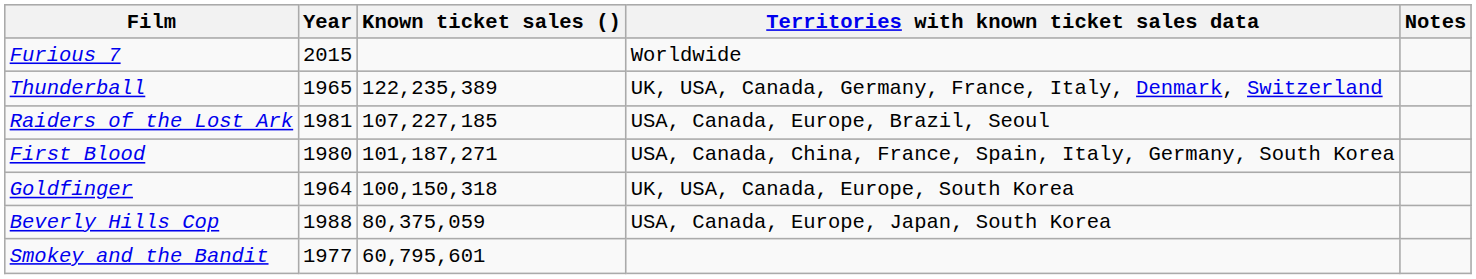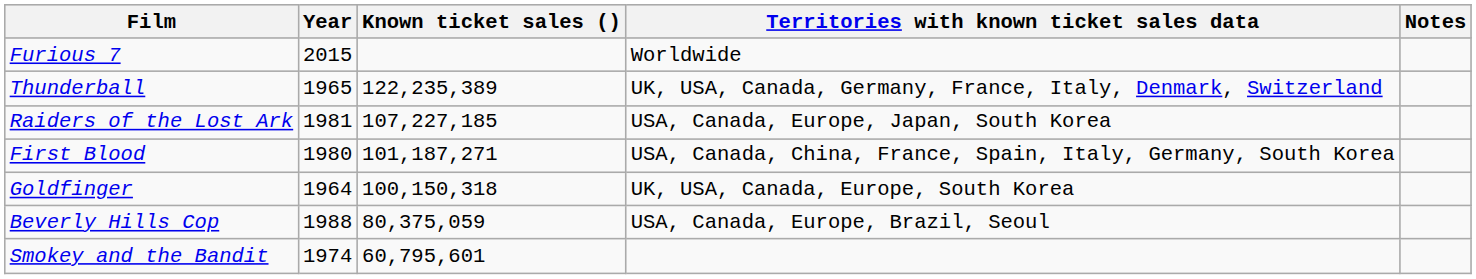(840, 122) USA, Canada, Europe, Brazil, Seoul -> (871, 122) USA, Canada, Europe, Japan, South Korea
(871, 222) USA, Canada, Europe, Japan, South Korea -> (840, 222) USA, Canada, Europe, Brazil, Seoul
(328, 256) 1977 -> (328, 256) 1974
